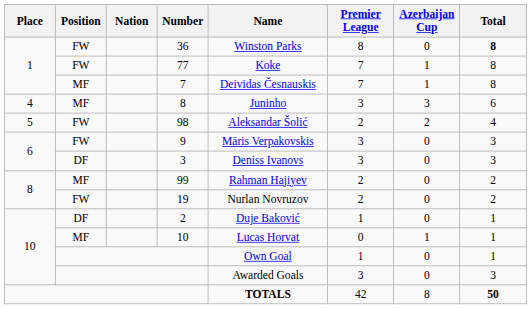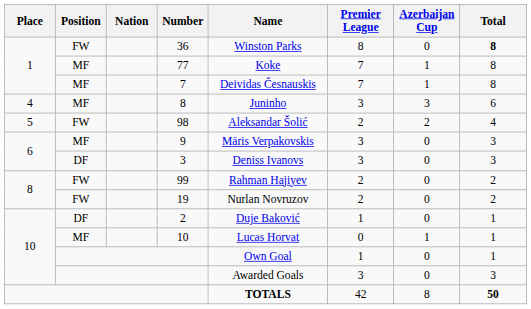(81, 65) FW -> (81, 65) MF
(81, 142) FW -> (81, 142) MF
(81, 180) MF -> (81, 180) FW
